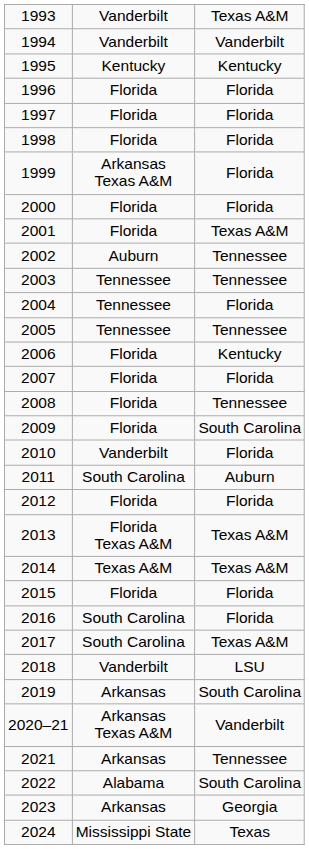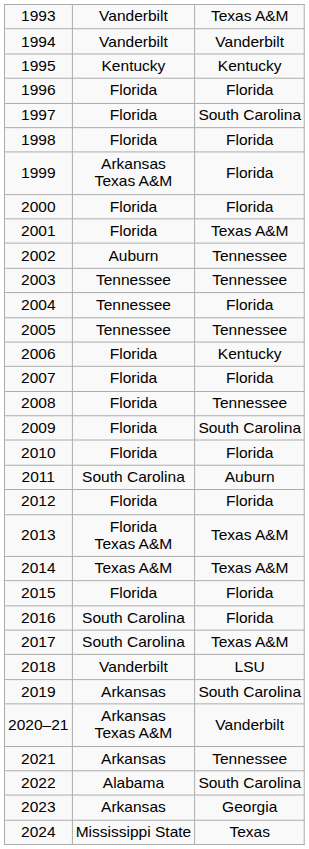(250, 115) Florida -> (250, 115) South Carolina
(133, 452) Vanderbilt -> (133, 452) Florida
